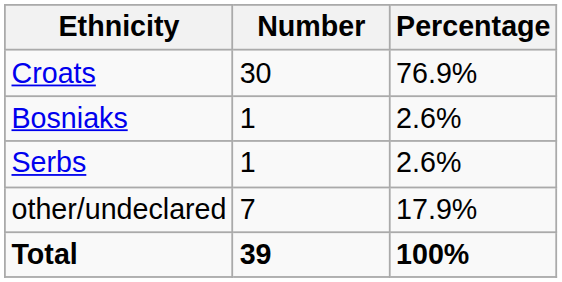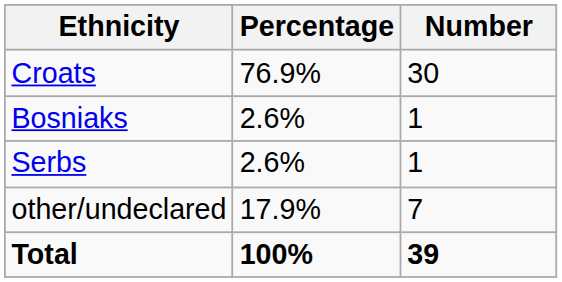columns swapped: (311, 27) <-> (473, 27)
